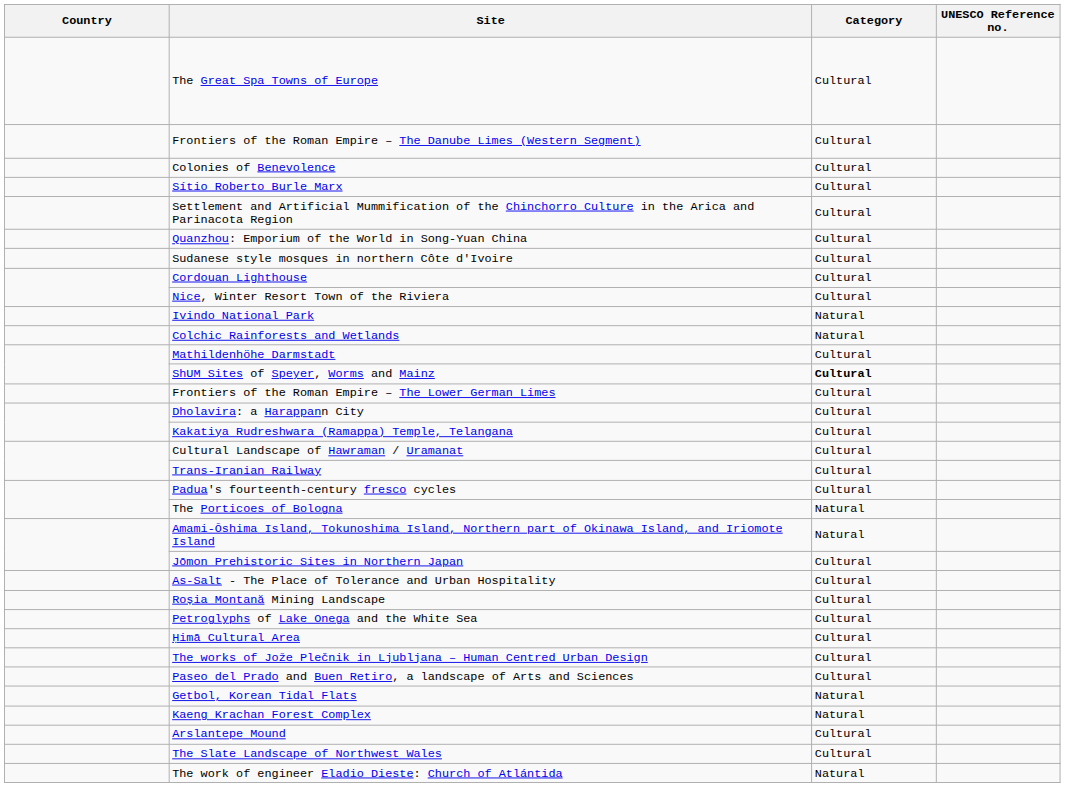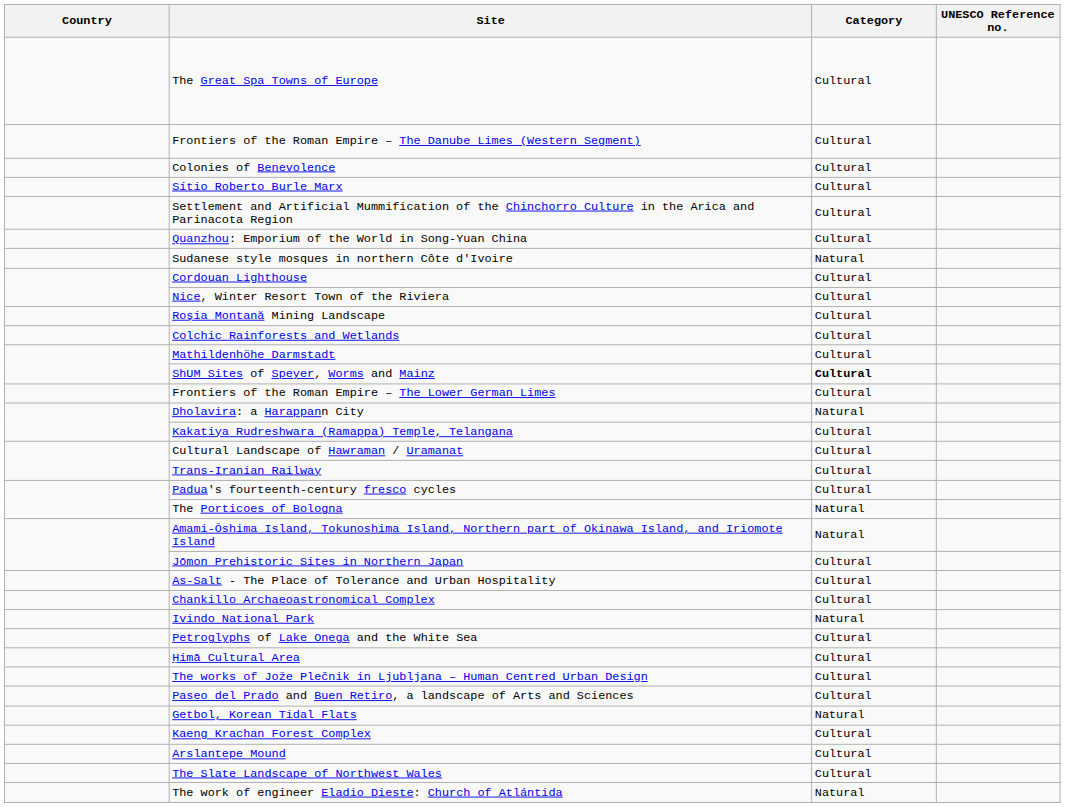(843, 258) Cultural -> (840, 258) Natural
rows swapped: (243, 316) <-> (279, 600)
(840, 335) Natural -> (843, 335) Cultural
(843, 413) Cultural -> (840, 413) Natural
+ row: (303, 600)
(840, 715) Natural -> (843, 735) Cultural
